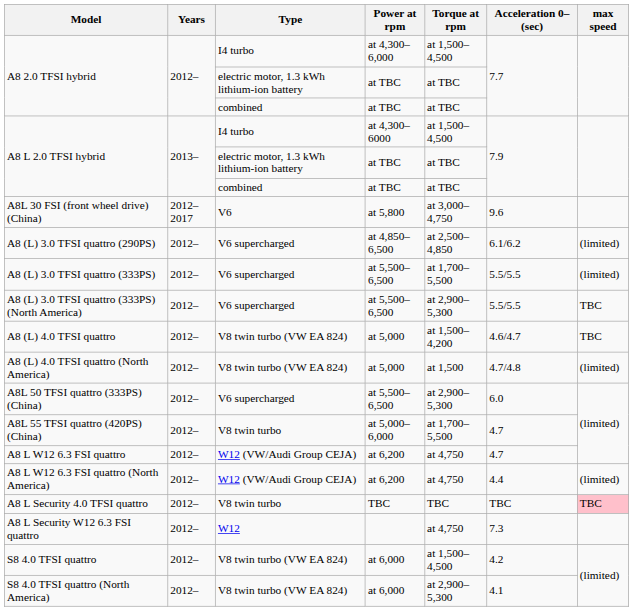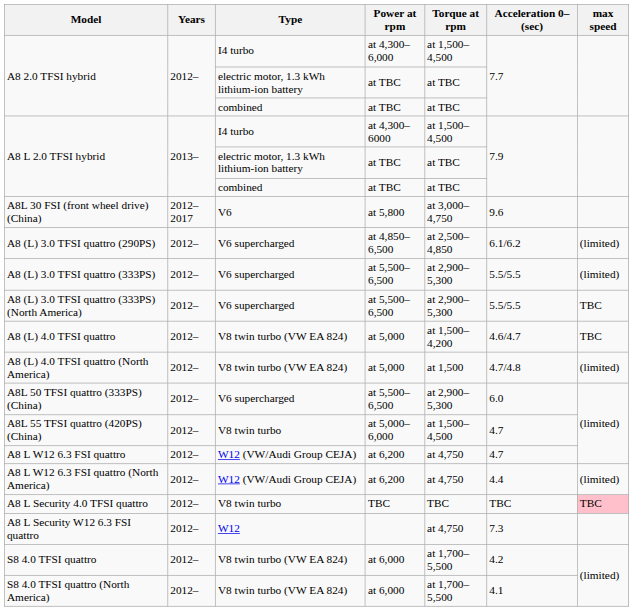(448, 274) at 1,700–5,500 -> (448, 274) at 2,900–5,300
(448, 429) at 1,700–5,500 -> (448, 429) at 1,500–4,500
(448, 559) at 1,500–4,500 -> (448, 559) at 1,700–5,500
(448, 590) at 2,900–5,300 -> (448, 590) at 1,700–5,500
